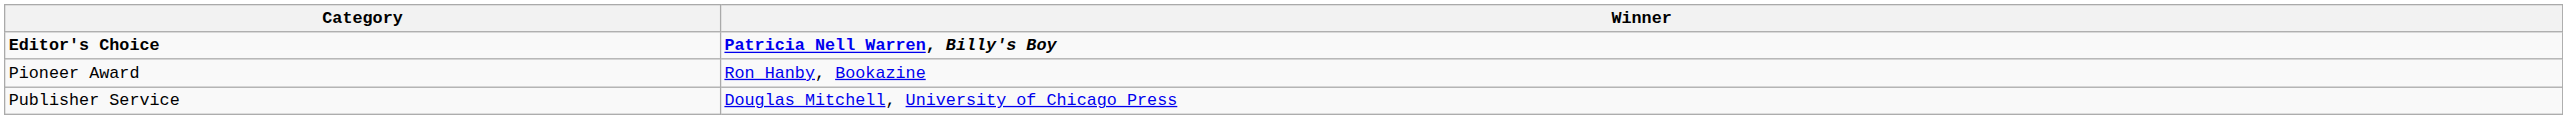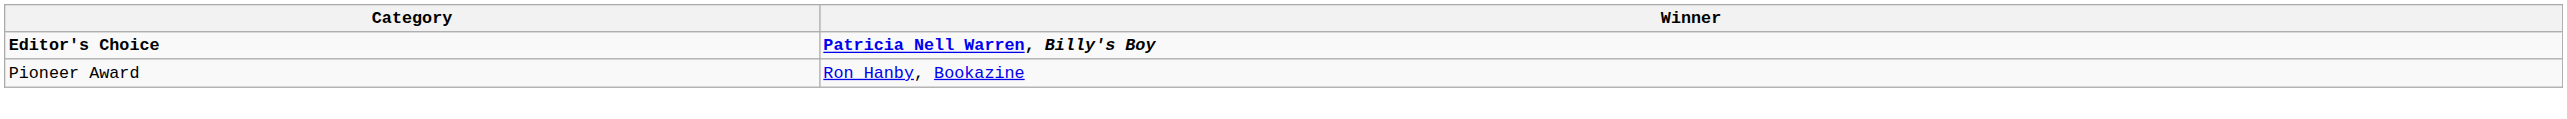- row: (94, 100)
